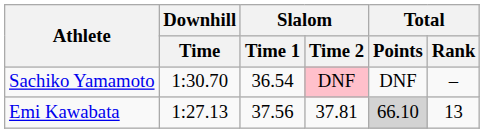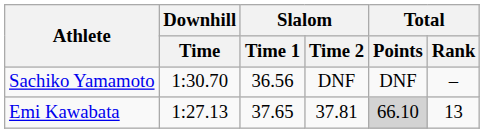(273, 82) 36.54 -> (273, 82) 36.56
(337, 82) pink background -> (337, 82) no background
(273, 112) 37.56 -> (273, 112) 37.65
